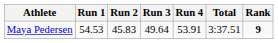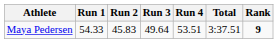(91, 30) 54.53 -> (91, 30) 54.33
(189, 30) 53.91 -> (189, 30) 53.51
